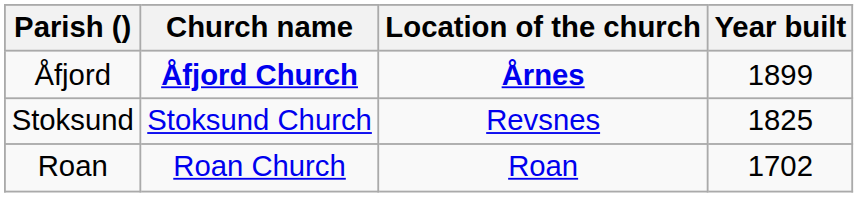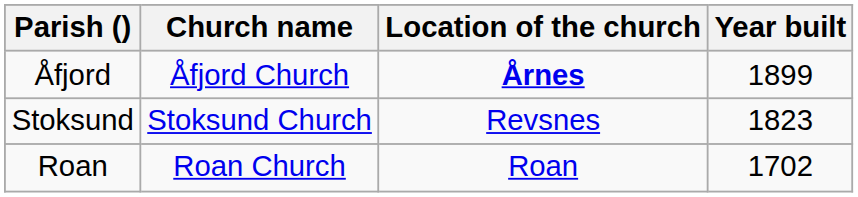(260, 74) bold -> (260, 74) normal
(780, 120) 1825 -> (780, 120) 1823
